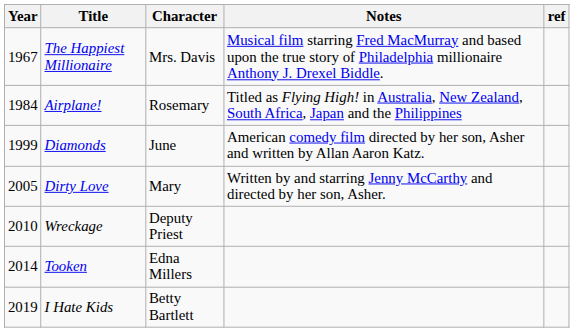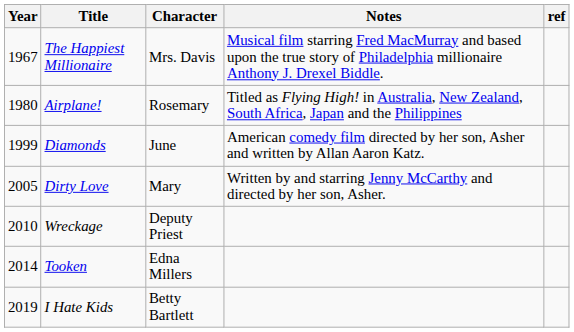(23, 105) 1984 -> (23, 105) 1980
